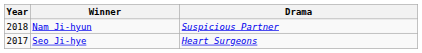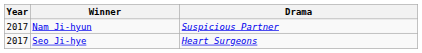(17, 26) 2018 -> (17, 26) 2017
